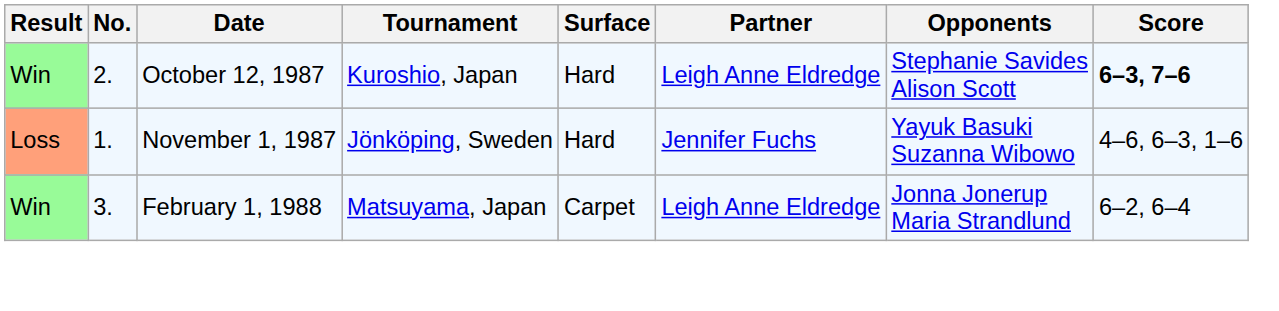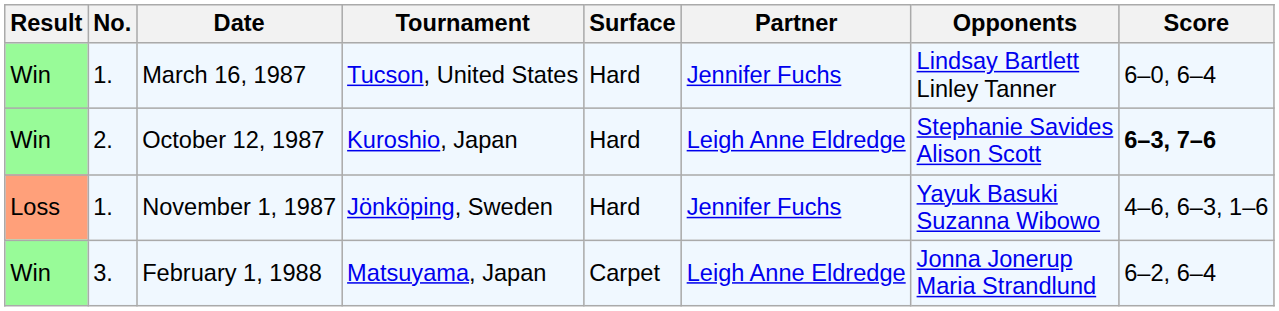+ row: (224, 75)
